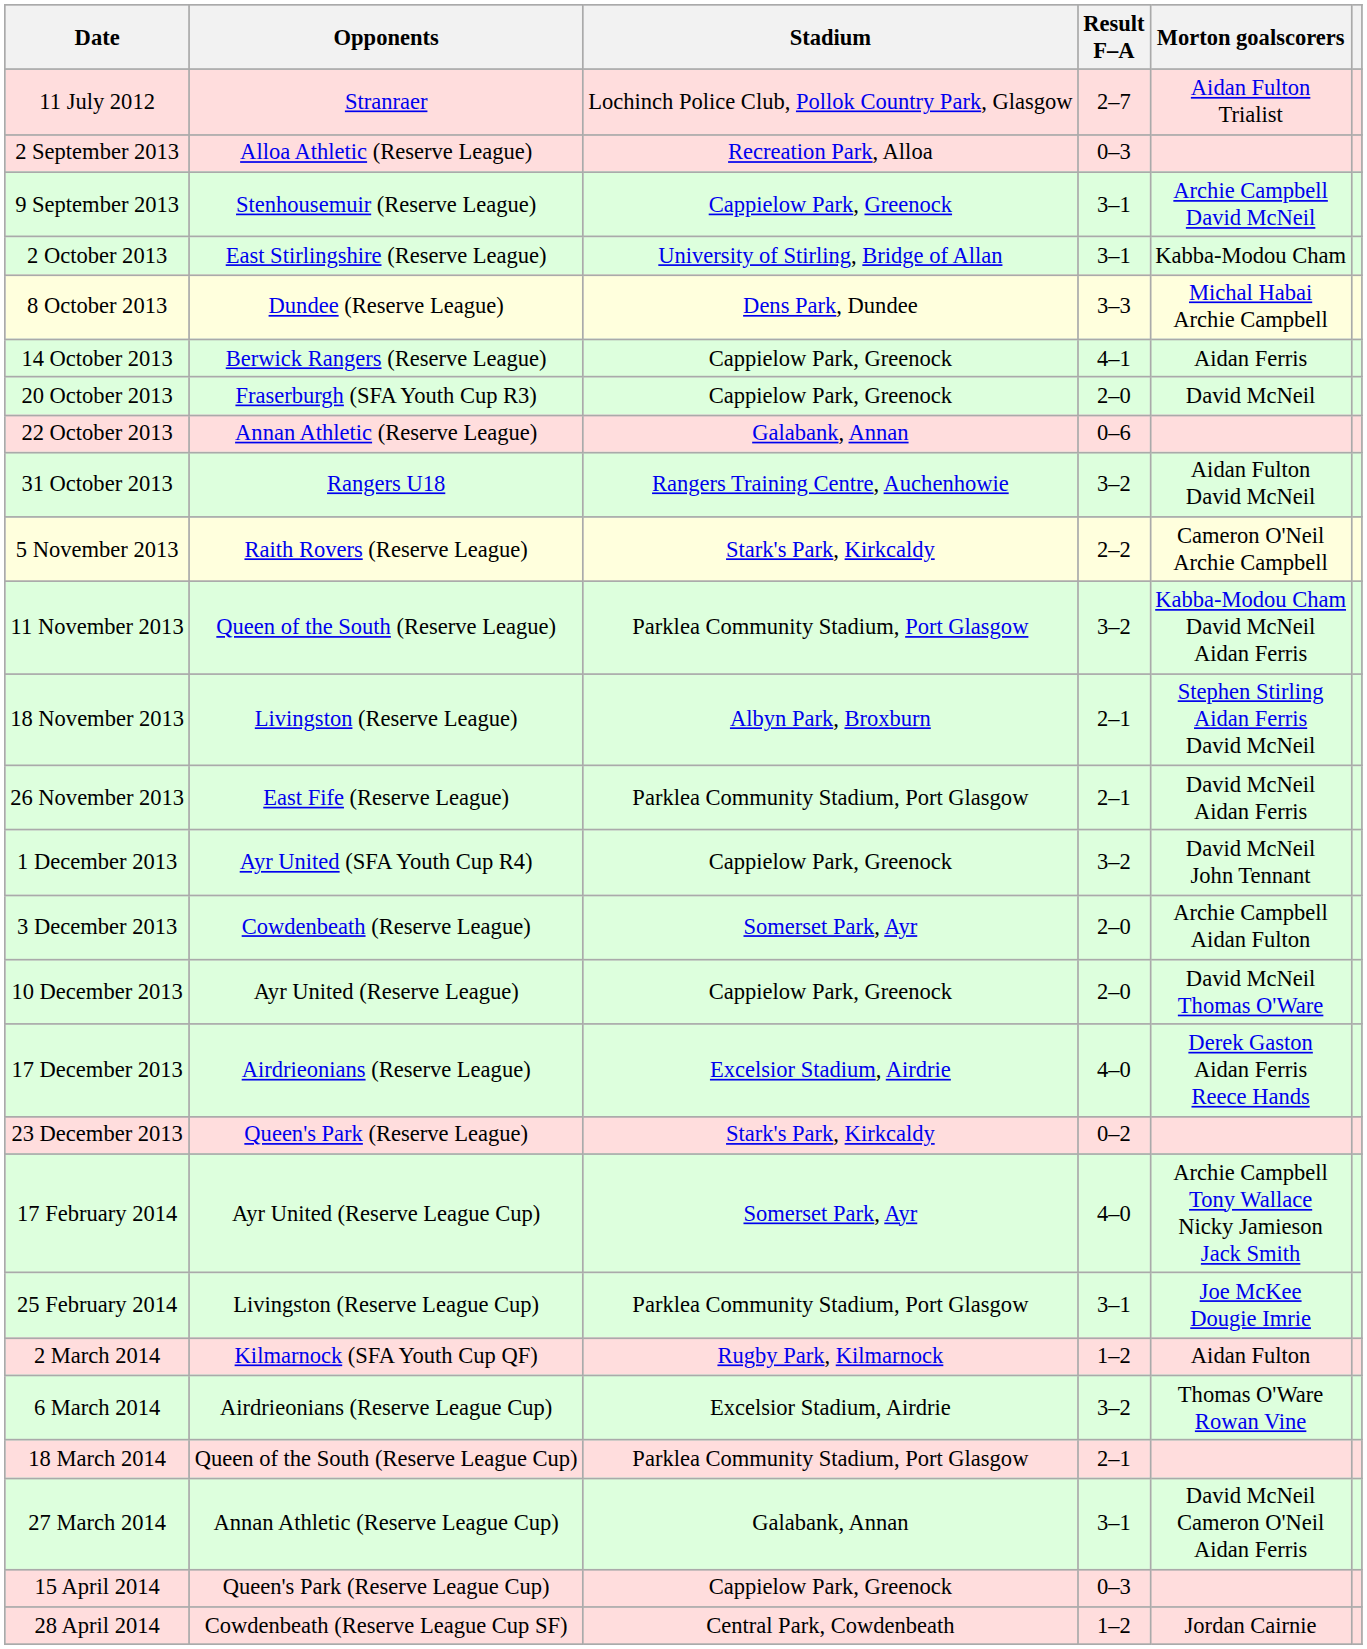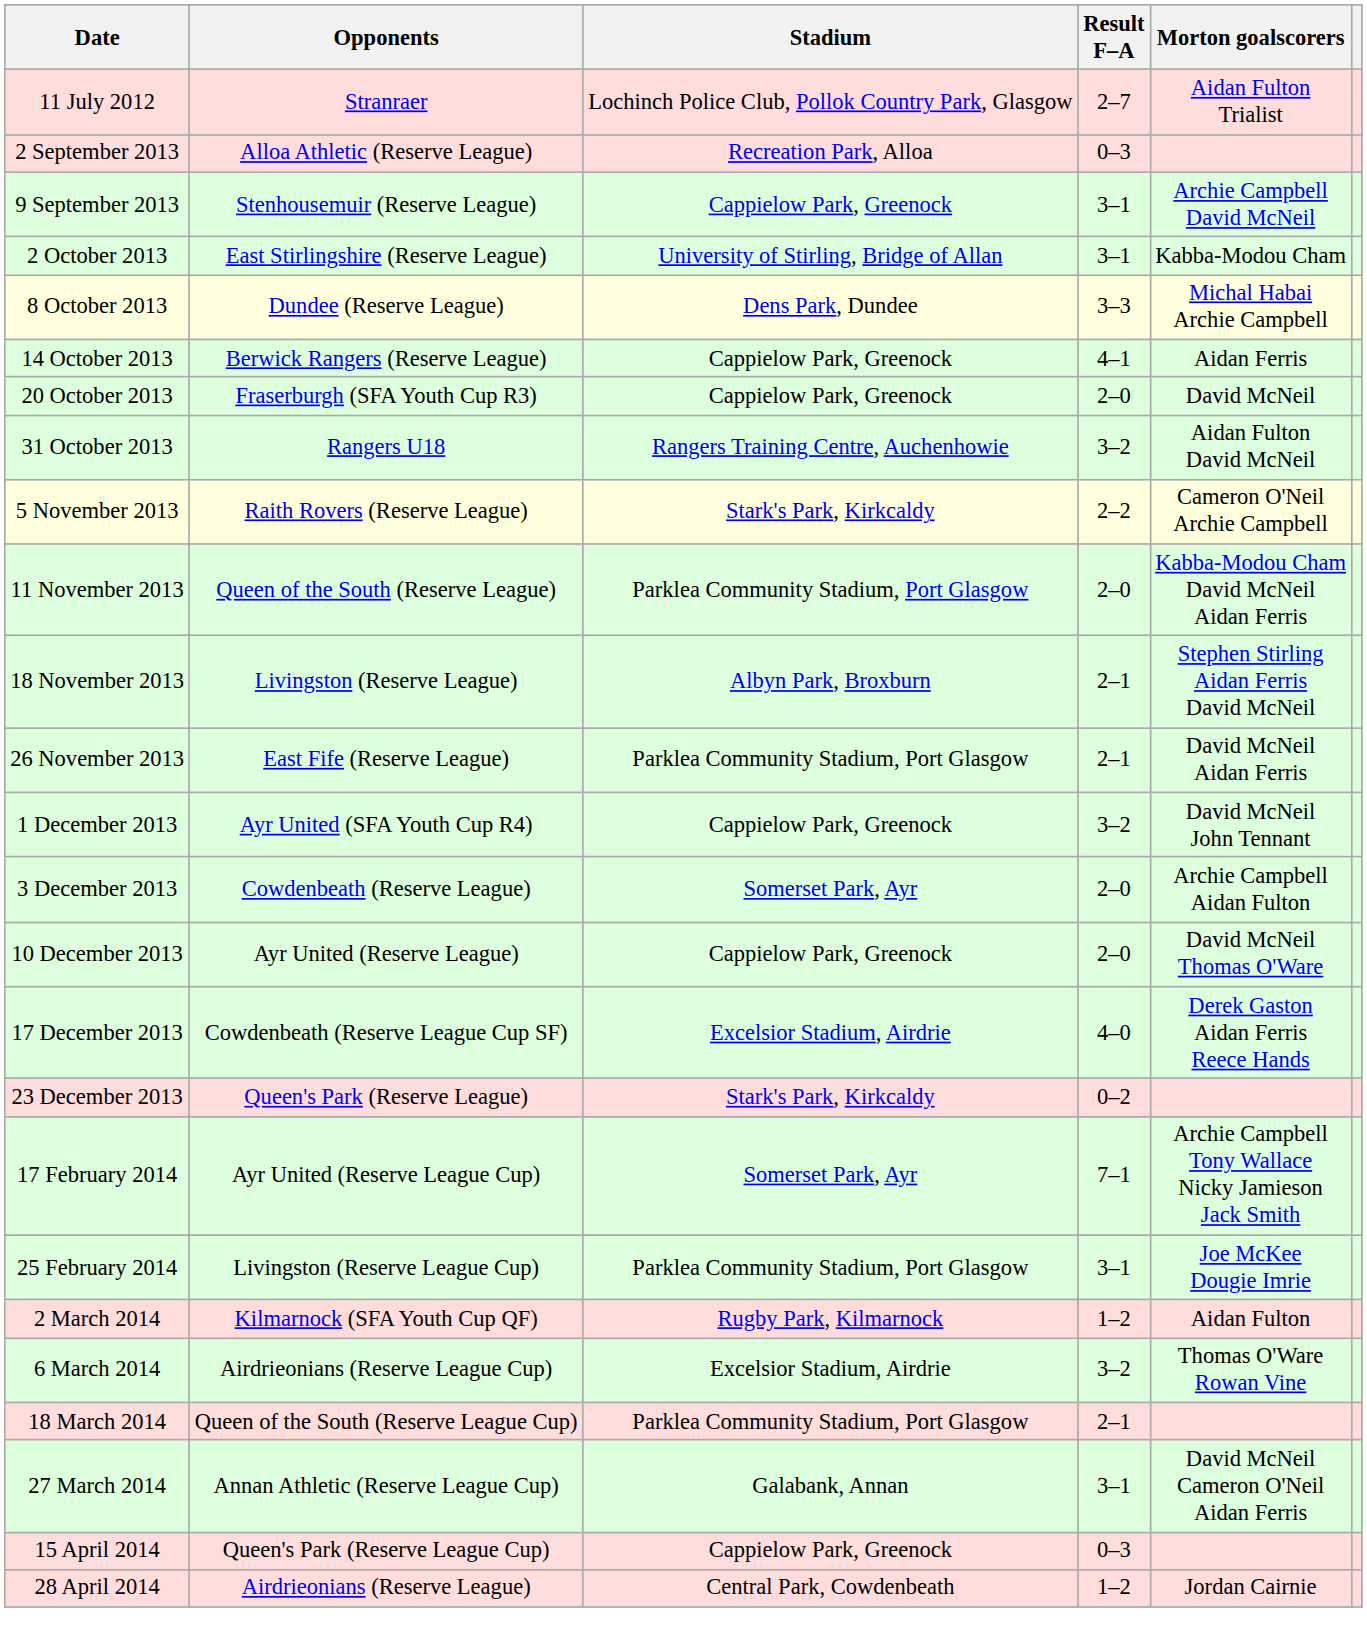- row: (97, 433)
(1114, 627) 3–2 -> (1114, 590) 2–0
(386, 1070) Airdrieonians (Reserve League) -> (386, 1032) Cowdenbeath (Reserve League Cup SF)
(1114, 1213) 4–0 -> (1114, 1175) 7–1
(386, 1626) Cowdenbeath (Reserve League Cup SF) -> (386, 1588) Airdrieonians (Reserve League)
